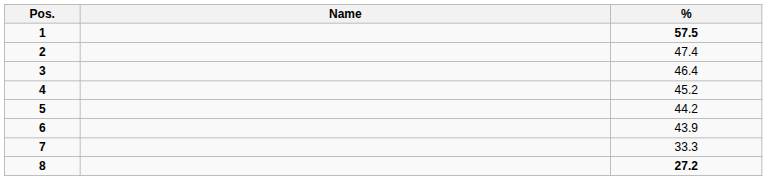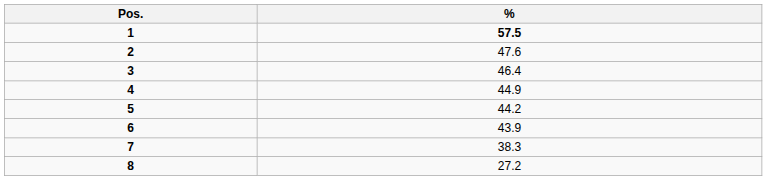- column: (345, 14)
(686, 52) 47.4 -> (509, 52) 47.6
(686, 90) 45.2 -> (509, 90) 44.9
(686, 147) 33.3 -> (509, 147) 38.3
(686, 166) bold -> (509, 166) normal
